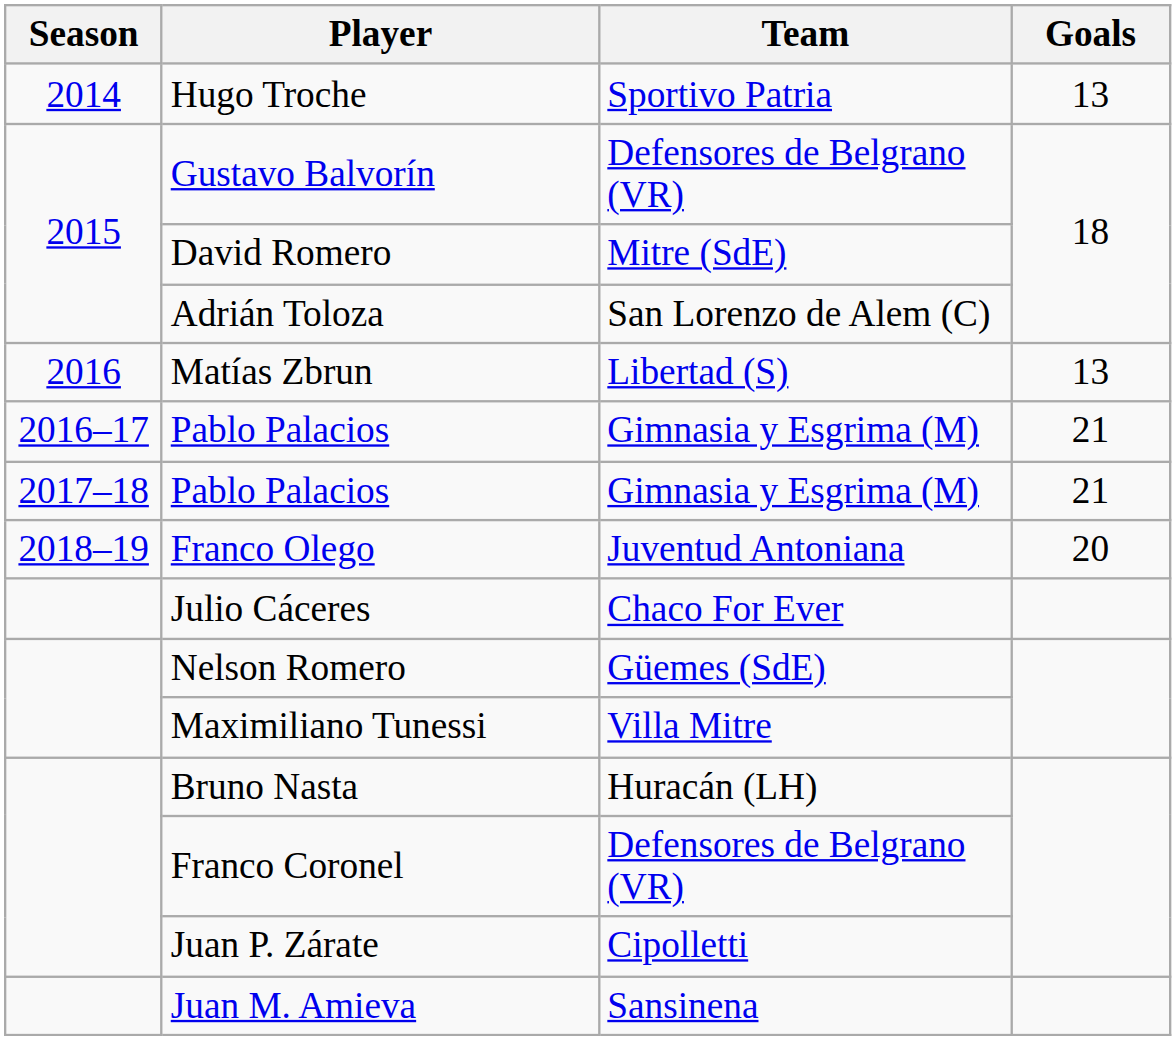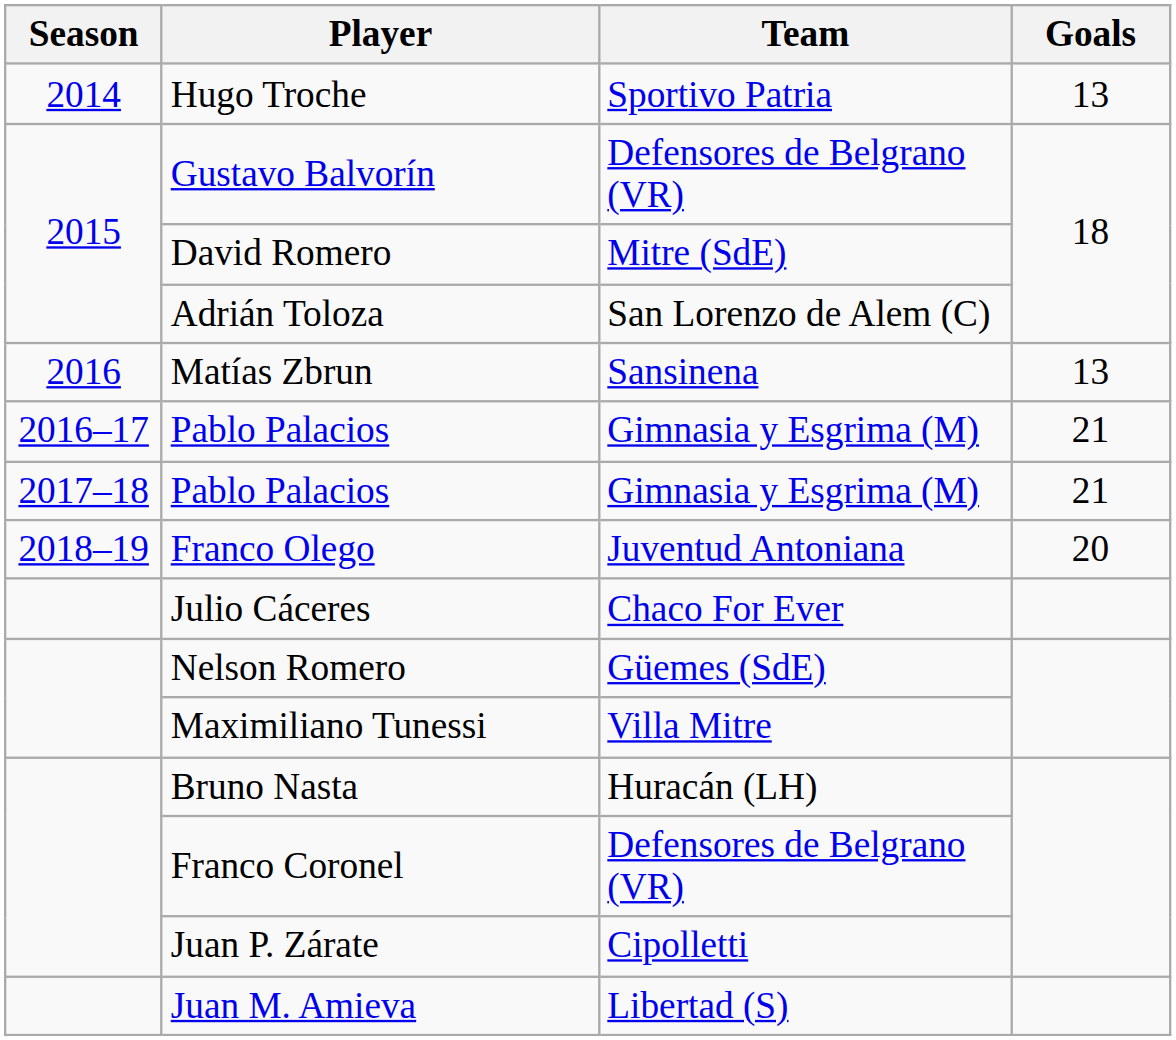(698, 371) Libertad (S) -> (683, 371) Sansinena
(683, 1004) Sansinena -> (698, 1004) Libertad (S)
